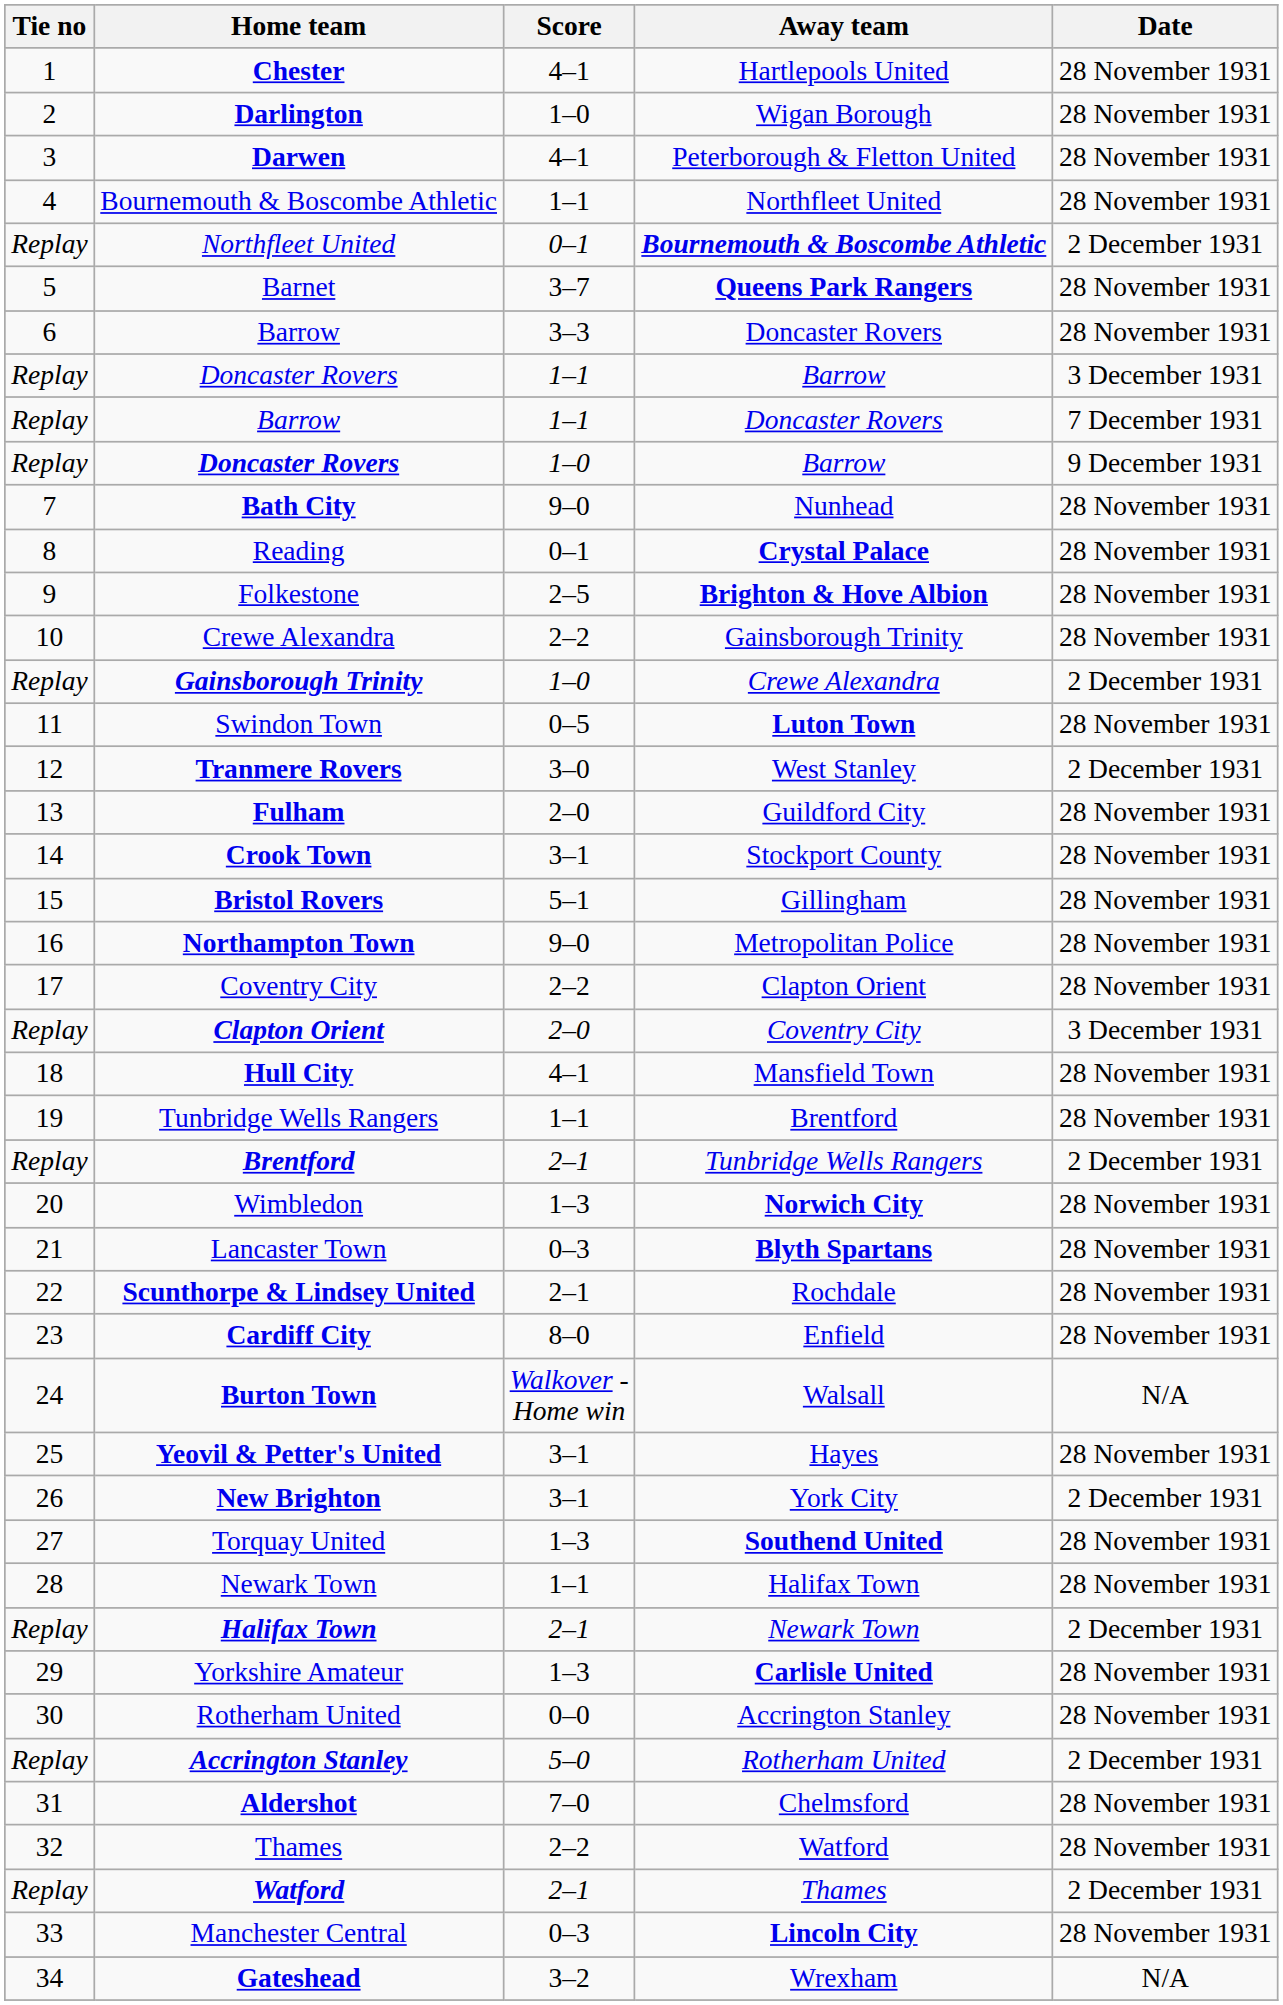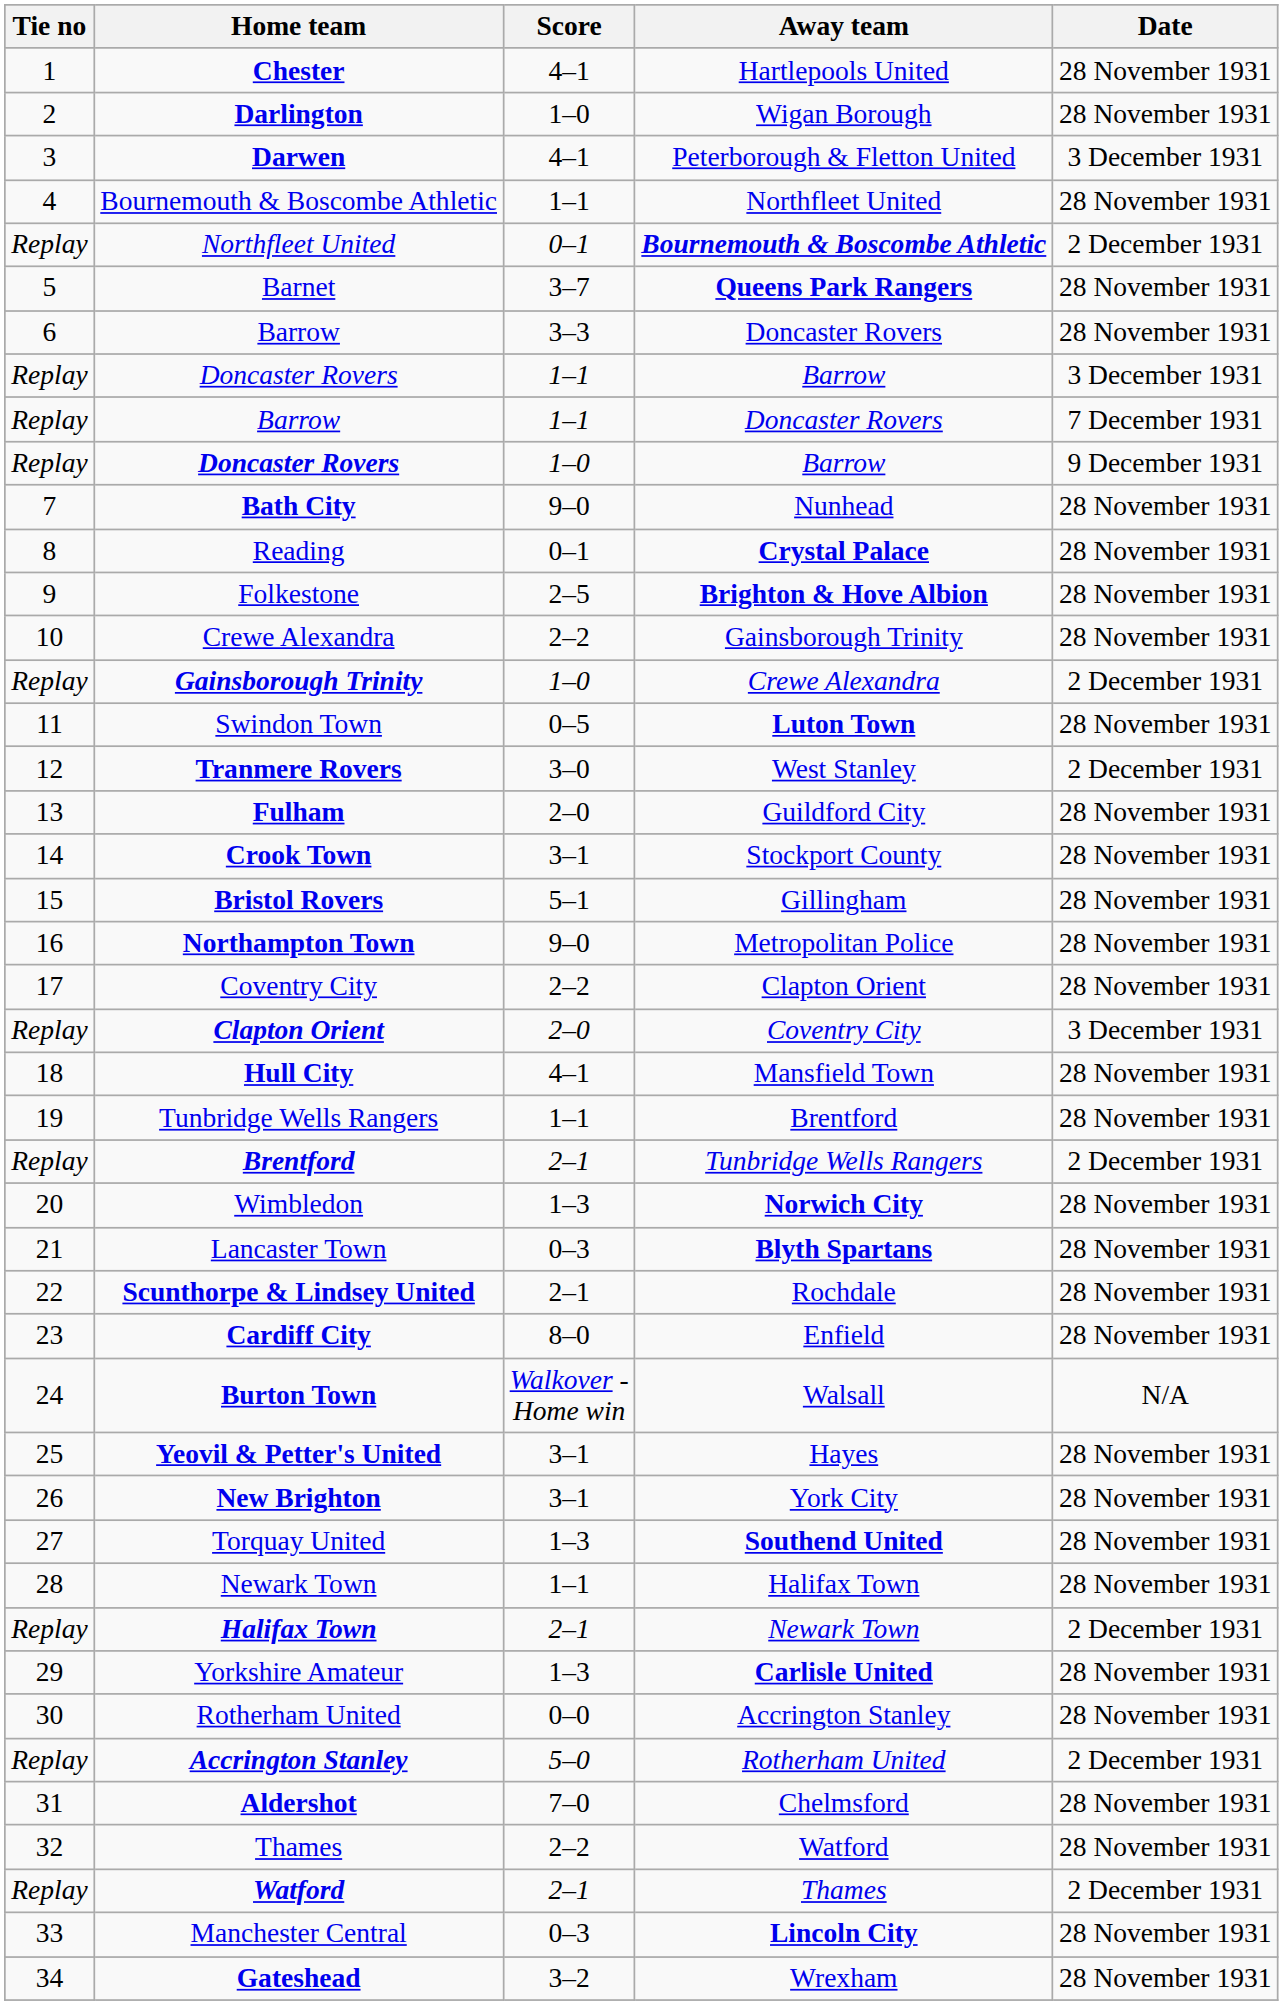(1165, 157) 28 November 1931 -> (1165, 157) 3 December 1931
(1165, 1497) 2 December 1931 -> (1165, 1497) 28 November 1931
(1165, 1977) N/A -> (1165, 1977) 28 November 1931
